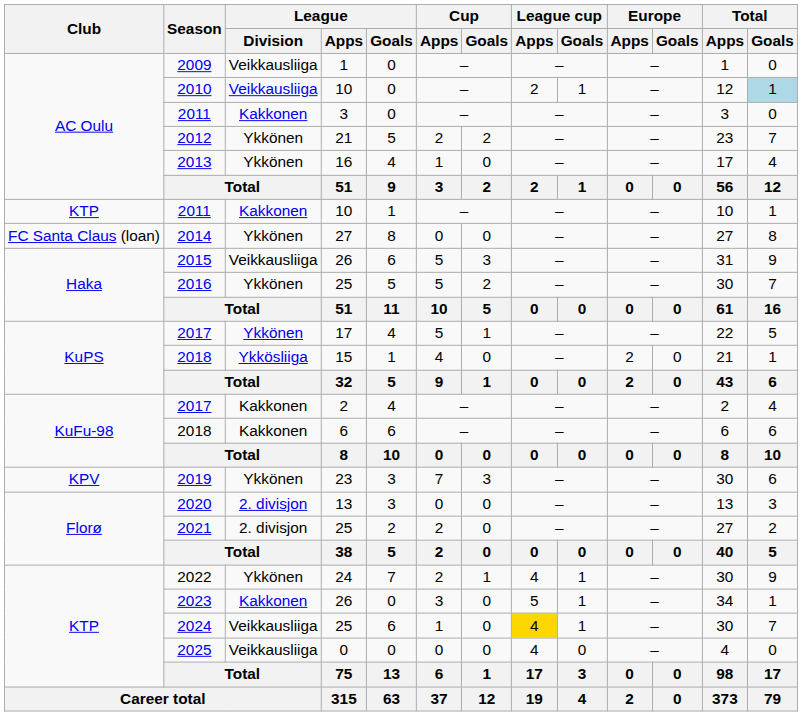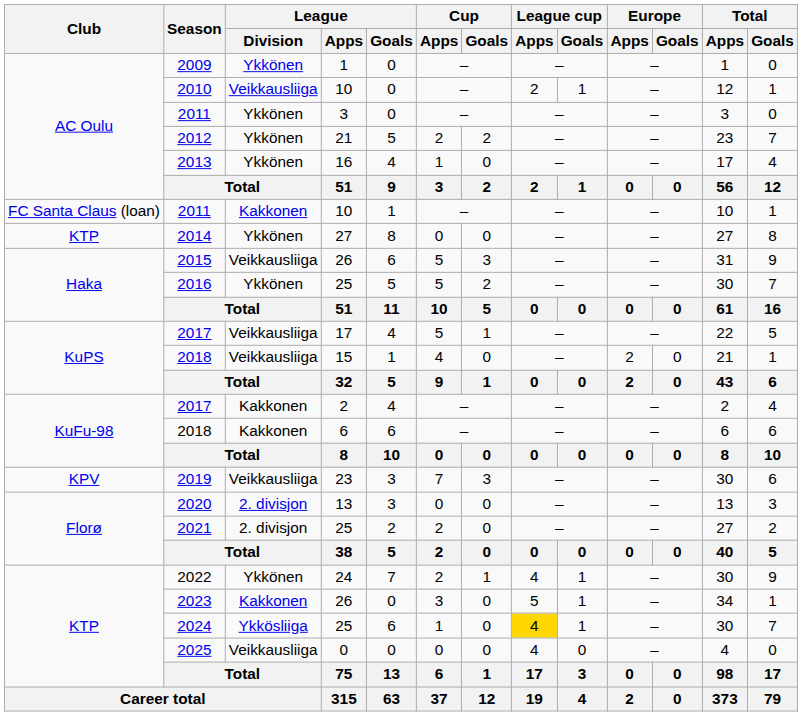(273, 65) Veikkausliiga -> (273, 65) Ykkönen
(772, 89) lightblue background -> (772, 89) no background
(273, 114) Kakkonen -> (273, 114) Ykkönen
(84, 211) KTP -> (84, 211) FC Santa Claus (loan)
(84, 235) FC Santa Claus (loan) -> (84, 235) KTP
(273, 333) Ykkönen -> (273, 333) Veikkausliiga
(273, 357) Ykkösliiga -> (273, 357) Veikkausliiga
(273, 479) Ykkönen -> (273, 479) Veikkausliiga
(273, 625) Veikkausliiga -> (273, 625) Ykkösliiga
